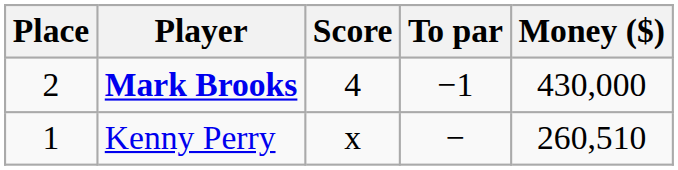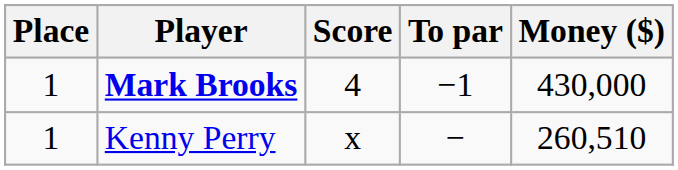(51, 84) 2 -> (51, 84) 1
